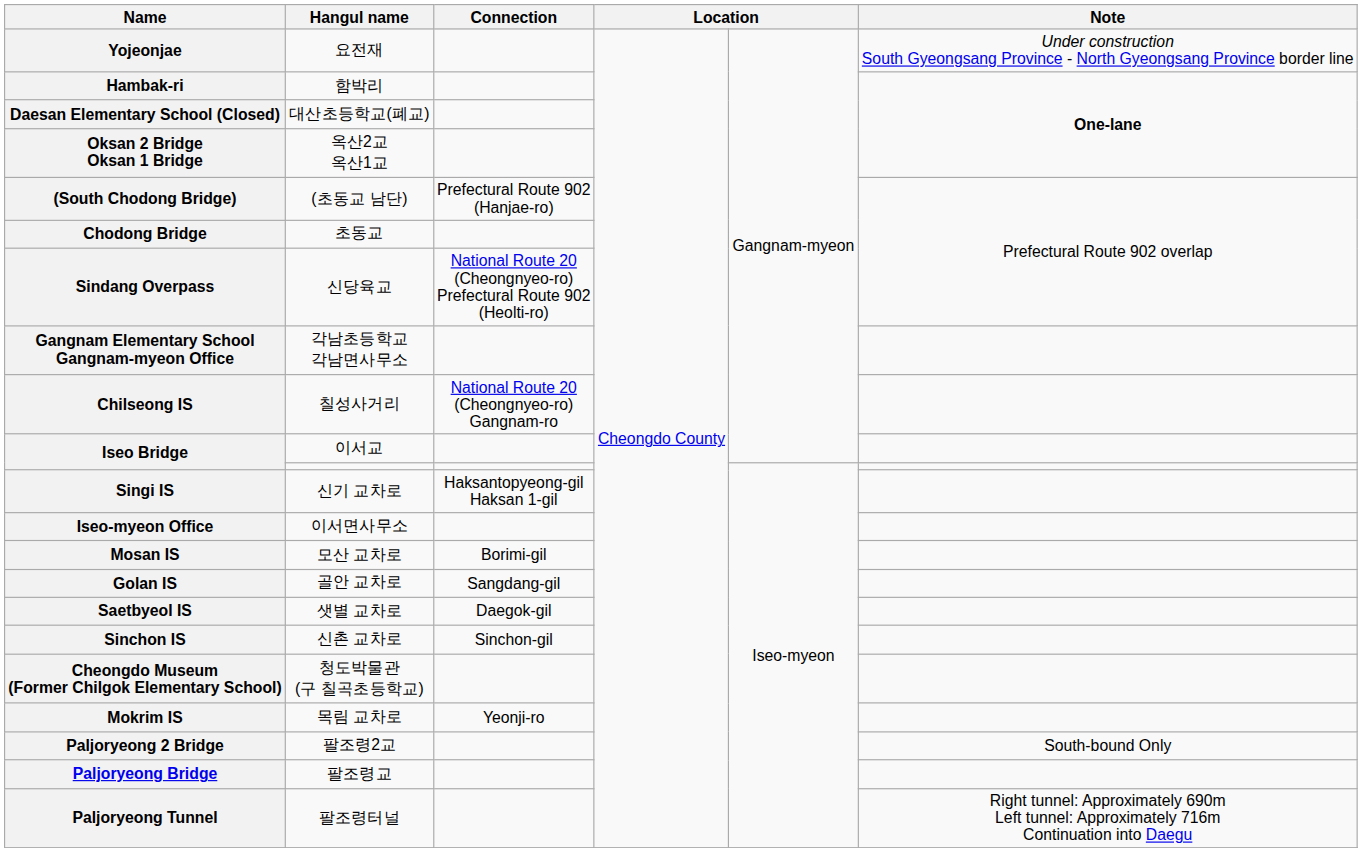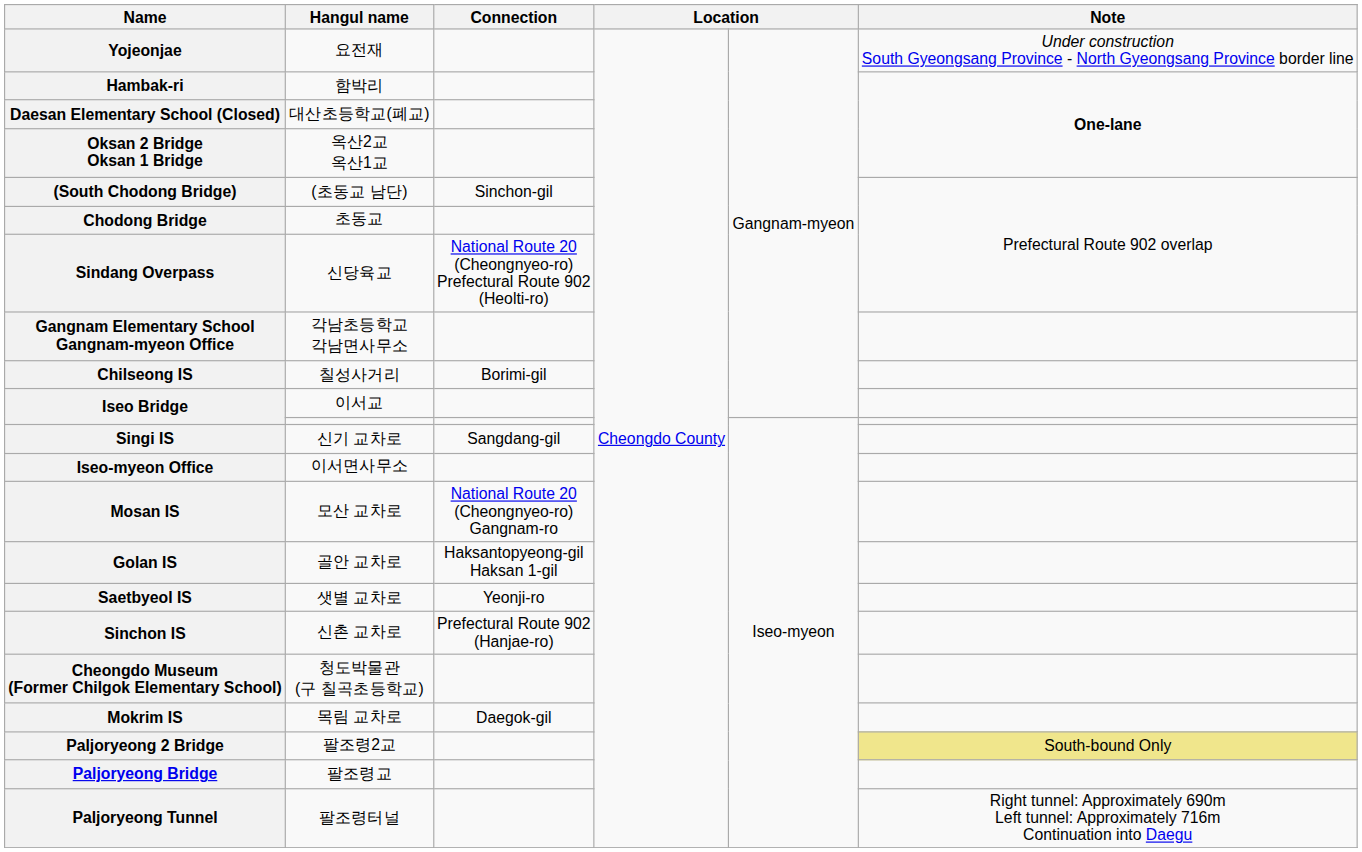(514, 198) Prefectural Route 902 (Hanjae-ro) -> (514, 191) Sinchon-gil
(514, 404) National Route 20 (Cheongnyeo-ro) Gangnam-ro -> (514, 374) Borimi-gil
(514, 491) Haksantopyeong-gil Haksan 1-gil -> (514, 439) Sangdang-gil
(514, 554) Borimi-gil -> (514, 511) National Route 20 (Cheongnyeo-ro) Gangnam-ro
(514, 583) Sangdang-gil -> (514, 562) Haksantopyeong-gil Haksan 1-gil
(514, 611) Daegok-gil -> (514, 597) Yeonji-ro
(514, 639) Sinchon-gil -> (514, 632) Prefectural Route 902 (Hanjae-ro)
(514, 717) Yeonji-ro -> (514, 717) Daegok-gil
(1108, 745) no background -> (1108, 745) khaki background
